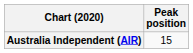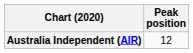(166, 40) 15 -> (166, 40) 12
